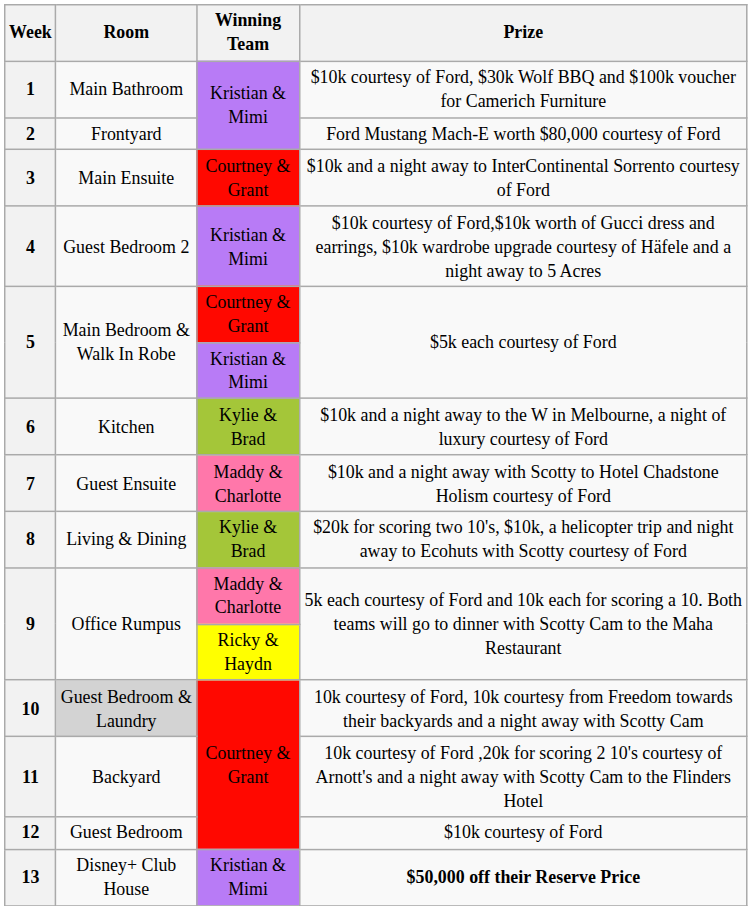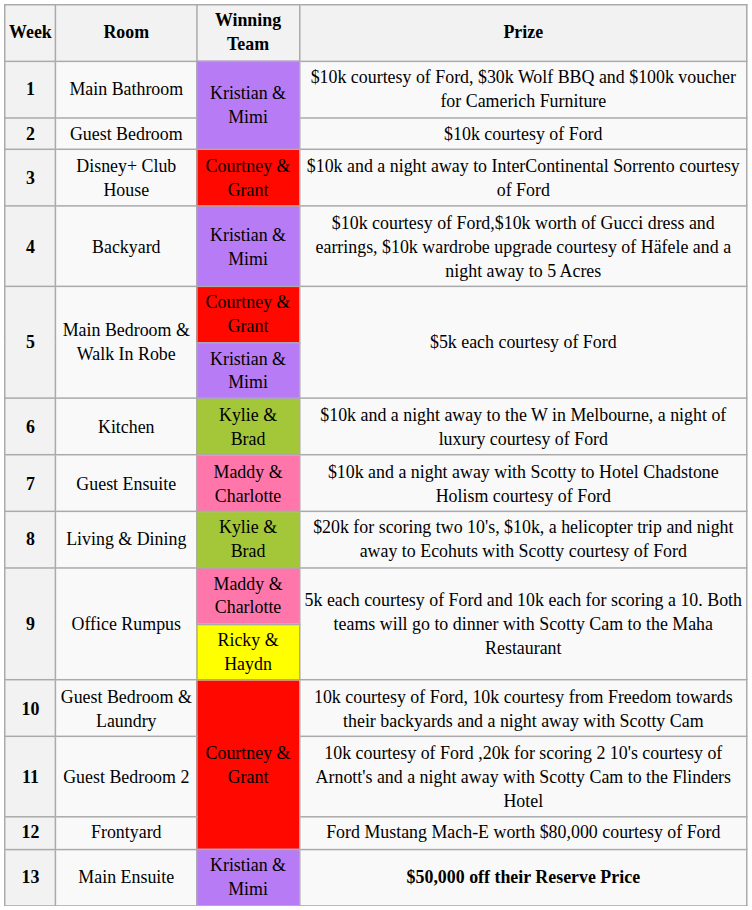(126, 134) Frontyard -> (126, 134) Guest Bedroom
(523, 134) Ford Mustang Mach-E worth $80,000 courtesy of Ford -> (523, 134) $10k courtesy of Ford
(126, 178) Main Ensuite -> (126, 178) Disney+ Club House
(126, 246) Guest Bedroom 2 -> (126, 246) Backyard
(126, 708) lightgrey background -> (126, 708) no background
(126, 777) Backyard -> (126, 777) Guest Bedroom 2
(126, 833) Guest Bedroom -> (126, 833) Frontyard
(523, 833) $10k courtesy of Ford -> (523, 833) Ford Mustang Mach-E worth $80,000 courtesy of Ford
(126, 877) Disney+ Club House -> (126, 877) Main Ensuite
